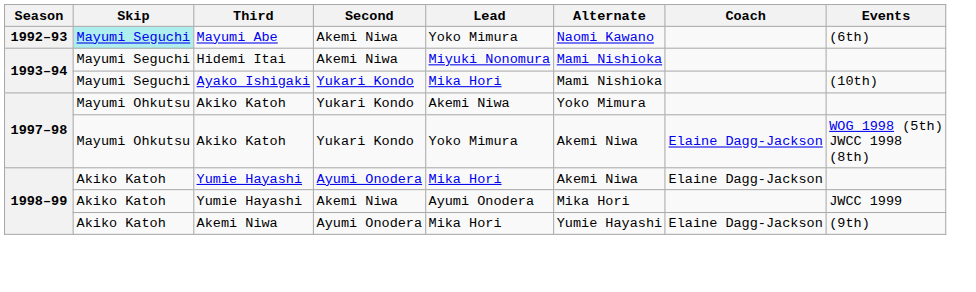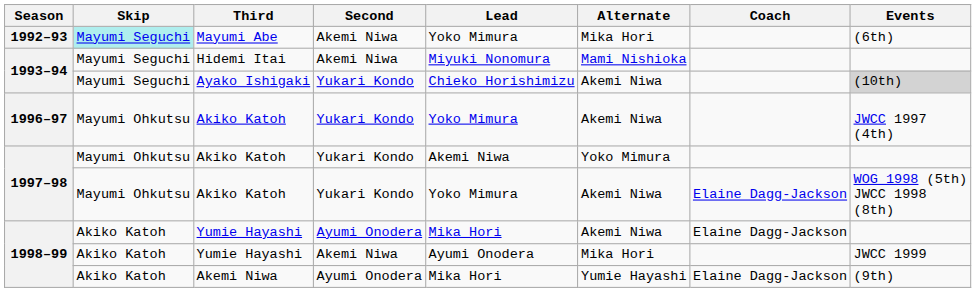(605, 38) Naomi Kawano -> (618, 38) Mika Hori
(465, 82) Mika Hori -> (502, 82) Chieko Horishimizu
(609, 82) Mami Nishioka -> (622, 82) Akemi Niwa
(854, 82) no background -> (878, 82) lightgrey background
+ row: (39, 119)
